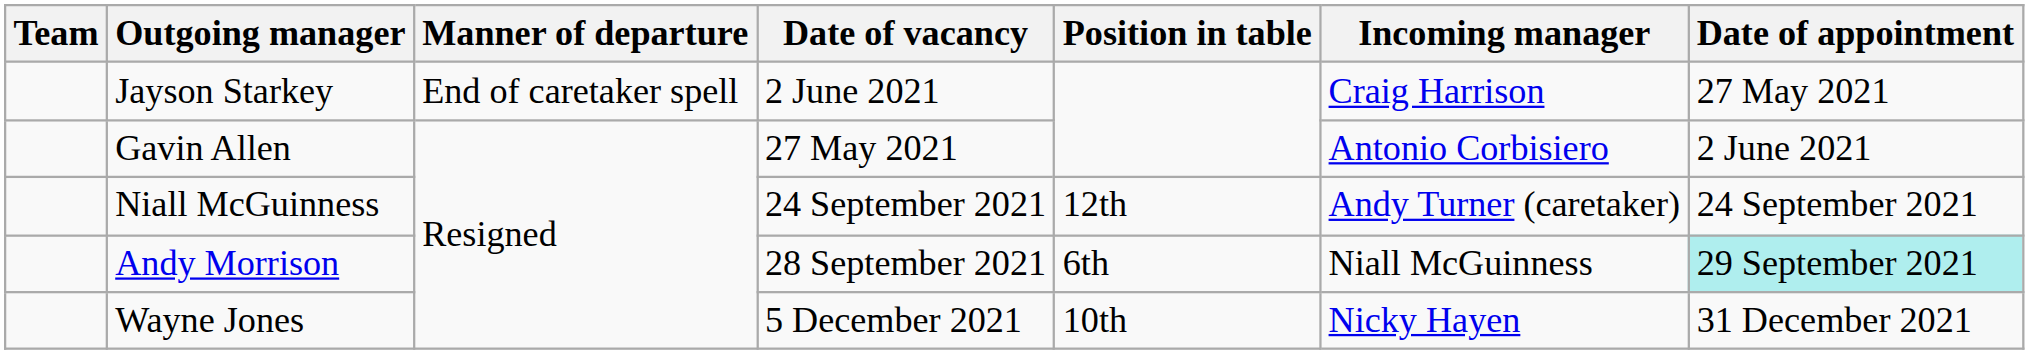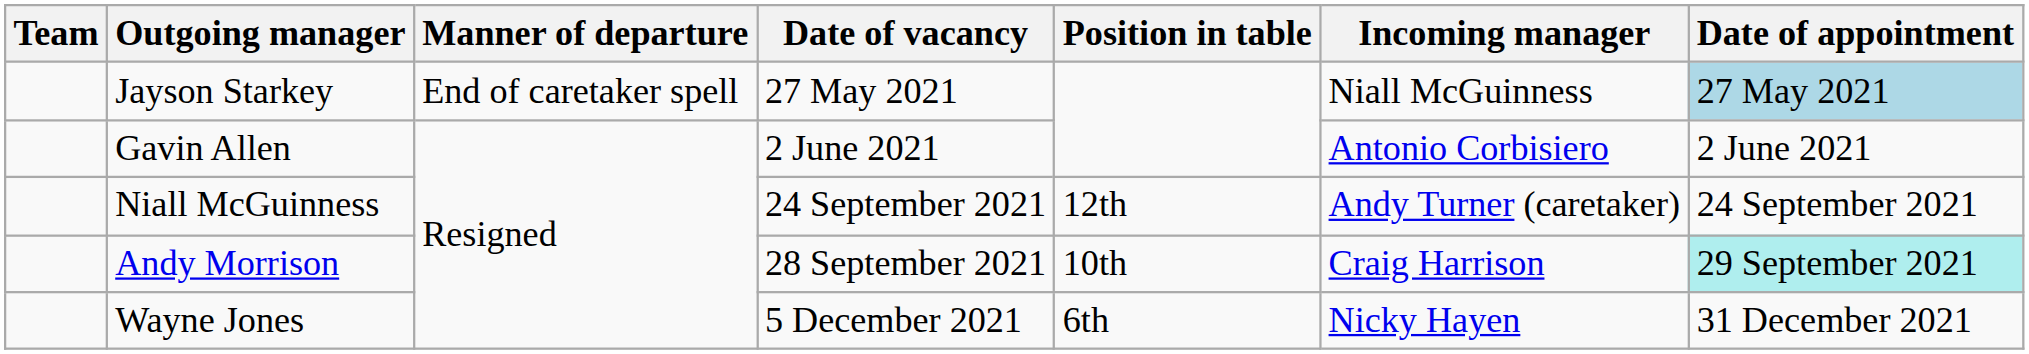(852, 90) 2 June 2021 -> (861, 90) 27 May 2021
(1437, 90) Craig Harrison -> (1461, 90) Niall McGuinness
(1793, 90) no background -> (1793, 90) lightblue background
(861, 147) 27 May 2021 -> (852, 147) 2 June 2021
(1086, 262) 6th -> (1095, 262) 10th
(1461, 262) Niall McGuinness -> (1437, 262) Craig Harrison
(1095, 319) 10th -> (1086, 319) 6th
